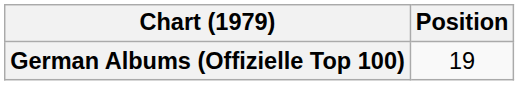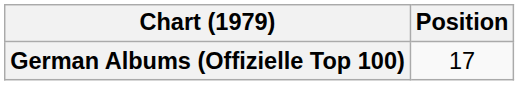(462, 60) 19 -> (462, 60) 17
